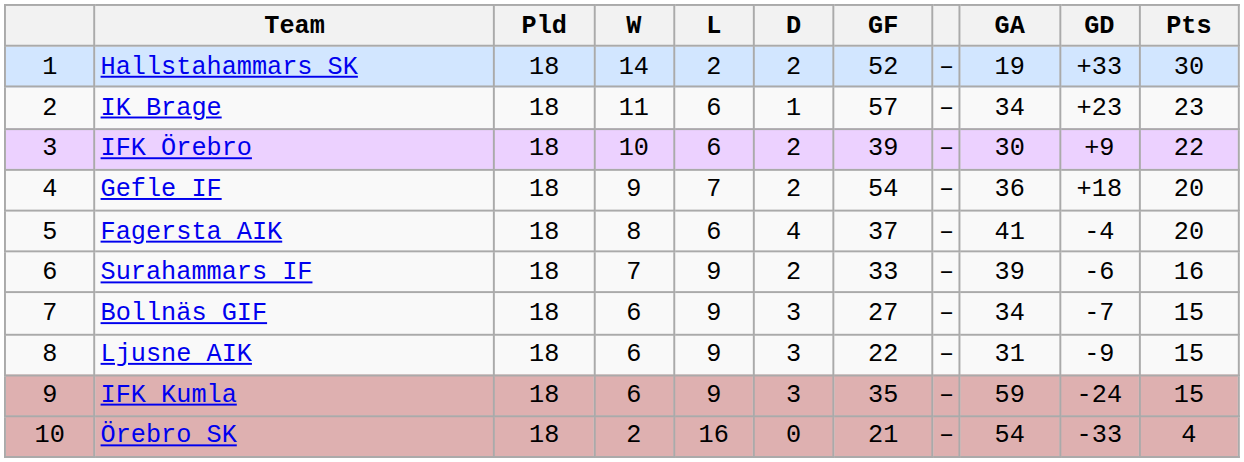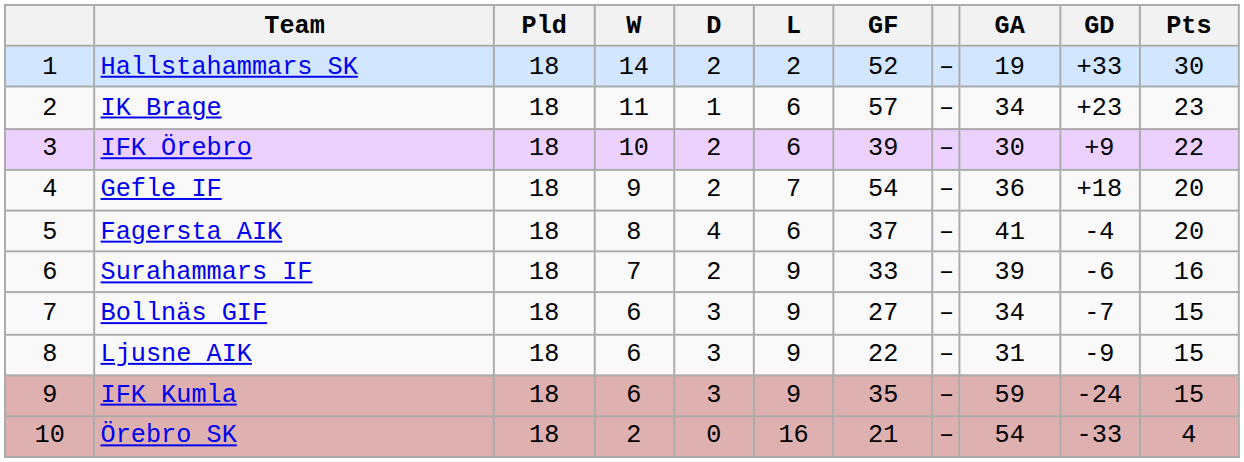columns swapped: (794, 26) <-> (714, 26)
